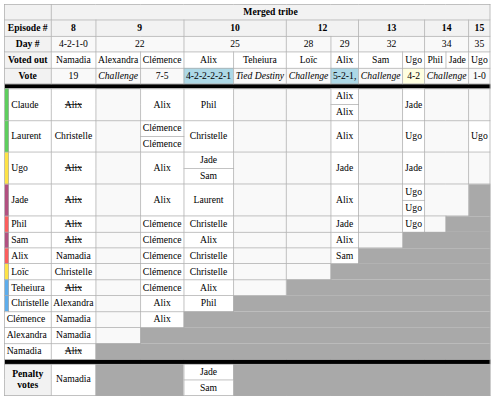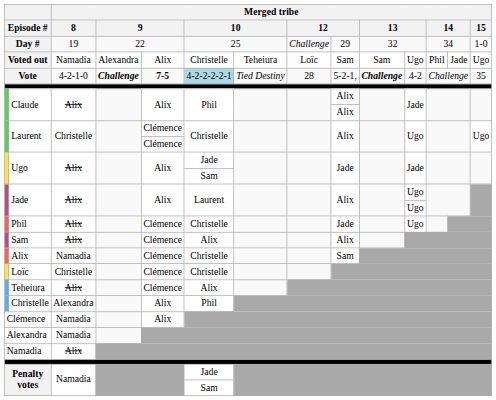(73, 43) 4-2-1-0 -> (73, 43) 19
(309, 43) 28 -> (309, 43) Challenge
(479, 43) 35 -> (481, 43) 1-0
(162, 59) Clémence -> (163, 59) Alix
(209, 59) Alix -> (209, 59) Christelle
(345, 59) Alix -> (345, 59) Sam
(73, 75) 19 -> (73, 75) 4-2-1-0
(118, 75) normal -> (118, 75) bold
(162, 75) normal -> (163, 75) bold
(309, 75) Challenge -> (309, 75) 28
(345, 75) lightblue background -> (345, 75) no background
(381, 75) normal -> (382, 75) bold
(414, 75) lightyellow background -> (415, 75) no background
(479, 75) 1-0 -> (481, 75) 35
